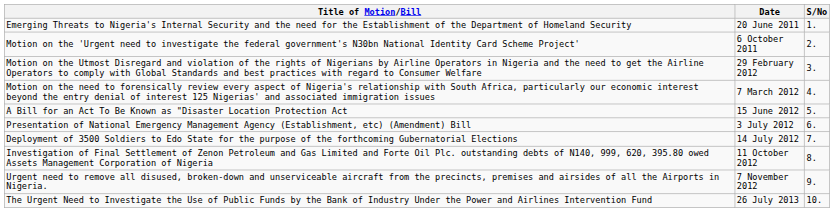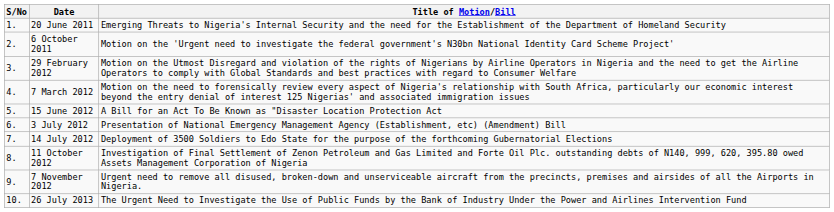columns swapped: (817, 11) <-> (370, 11)
